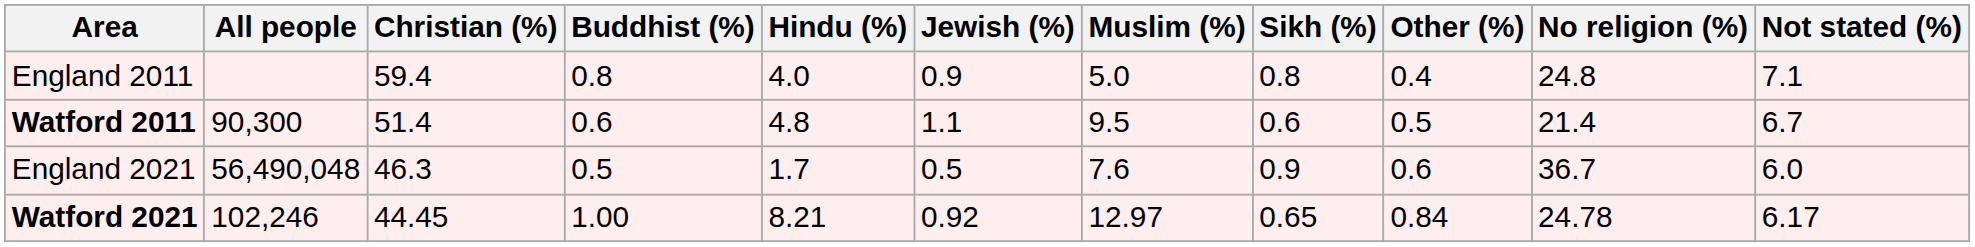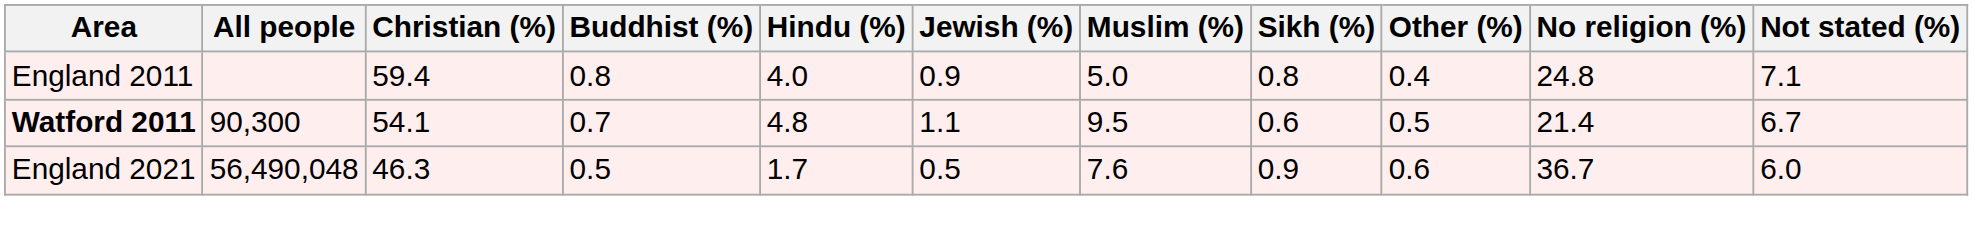(403, 122) 51.4 -> (401, 122) 54.1
(592, 122) 0.6 -> (590, 122) 0.7
- row: (105, 216)
